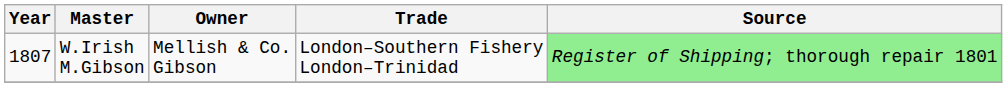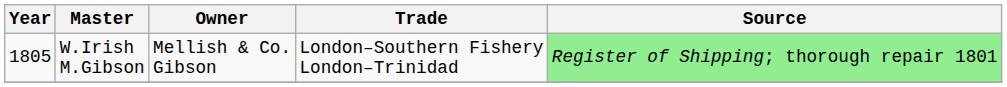(30, 58) 1807 -> (30, 58) 1805
